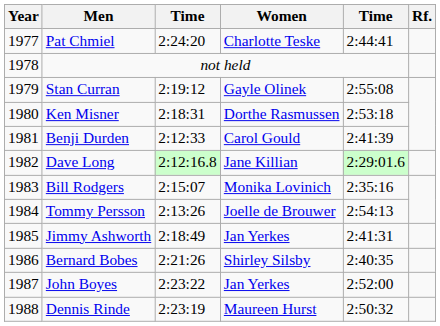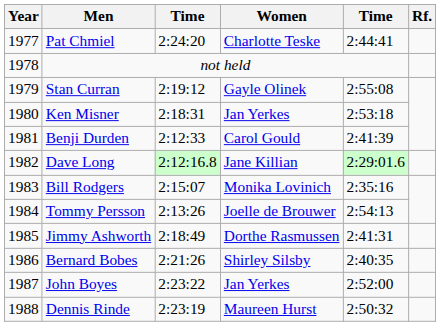(282, 114) Dorthe Rasmussen -> (257, 114) Jan Yerkes
(257, 235) Jan Yerkes -> (282, 235) Dorthe Rasmussen
